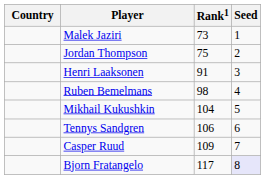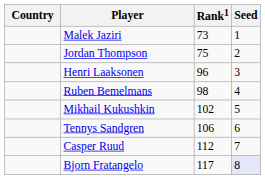(203, 72) 91 -> (203, 72) 96
(205, 109) 104 -> (205, 109) 102
(205, 146) 109 -> (205, 146) 112
